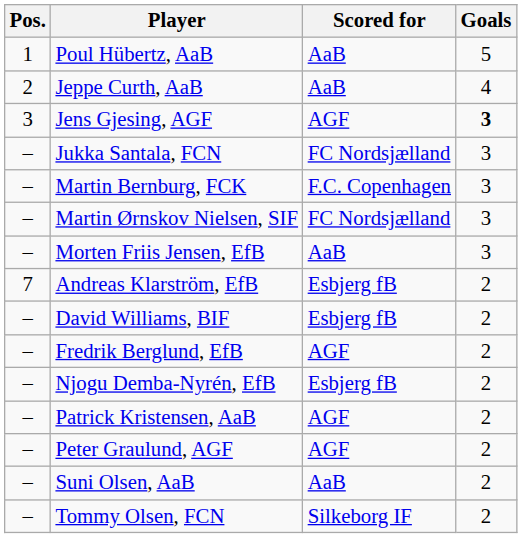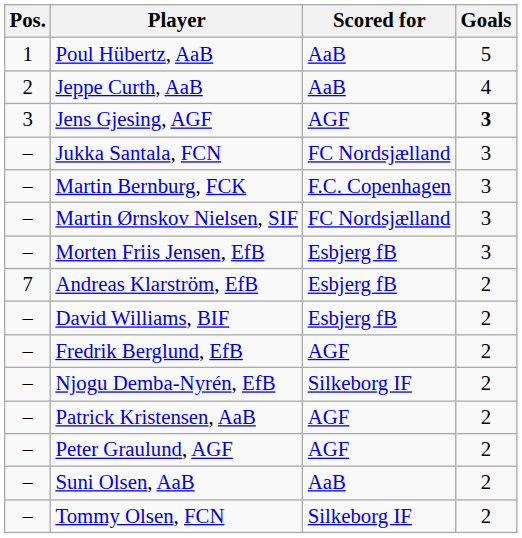(327, 251) AaB -> (352, 251) Esbjerg fB
(352, 383) Esbjerg fB -> (360, 383) Silkeborg IF
